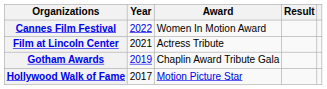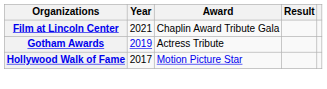- row: (66, 28)
(190, 44) Actress Tribute -> (218, 28) Chaplin Award Tribute Gala
(218, 60) Chaplin Award Tribute Gala -> (190, 44) Actress Tribute
